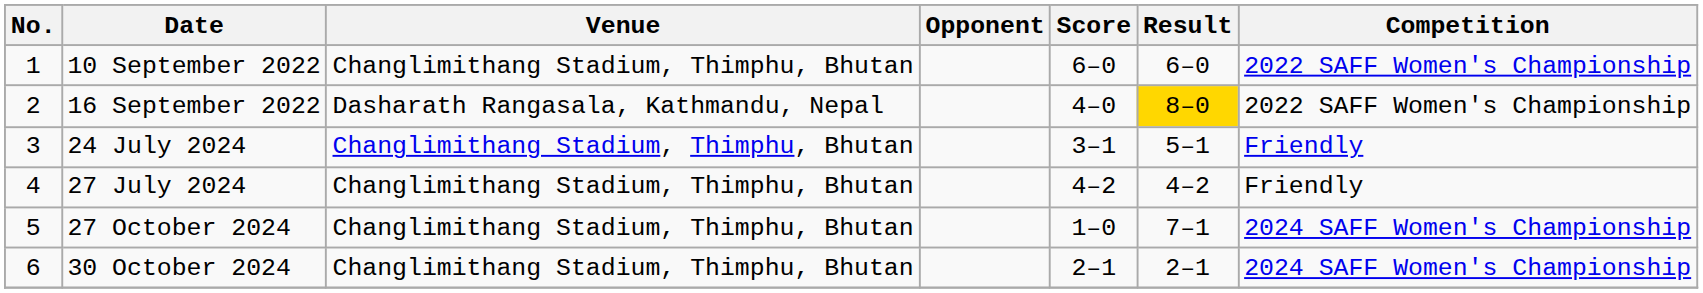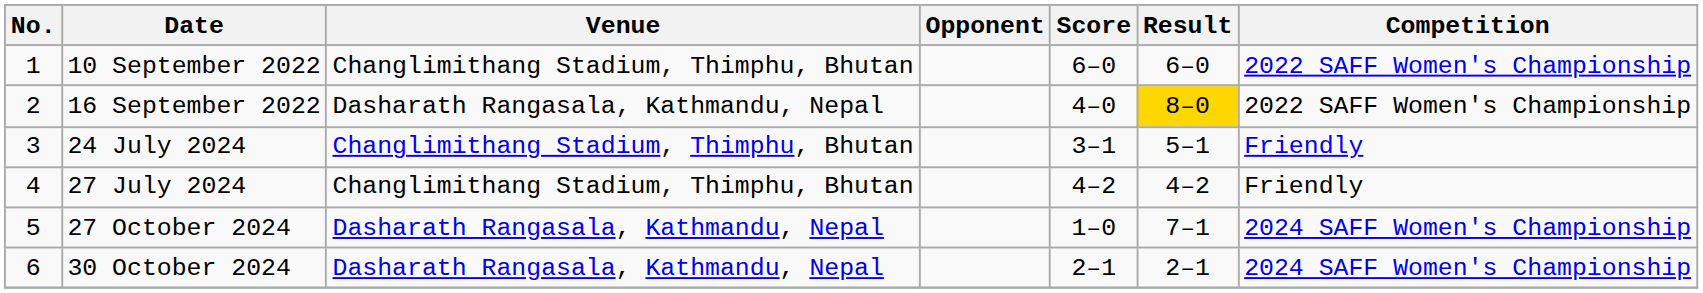(623, 228) Changlimithang Stadium, Thimphu, Bhutan -> (608, 228) Dasharath Rangasala, Kathmandu, Nepal
(623, 268) Changlimithang Stadium, Thimphu, Bhutan -> (608, 268) Dasharath Rangasala, Kathmandu, Nepal
